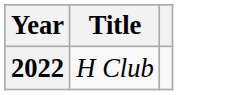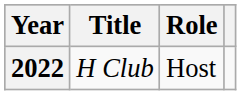+ column: (192, 25)
